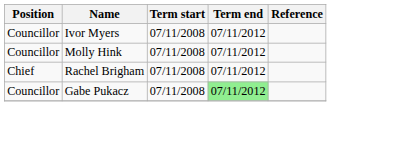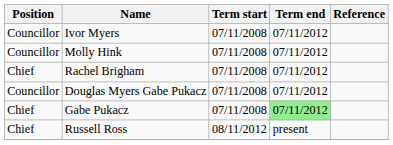+ row: (136, 91)
(33, 91) Councillor -> (21, 110) Chief
+ row: (96, 129)
